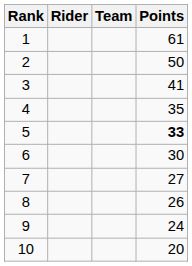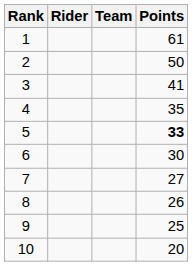(176, 226) 24 -> (176, 226) 25
